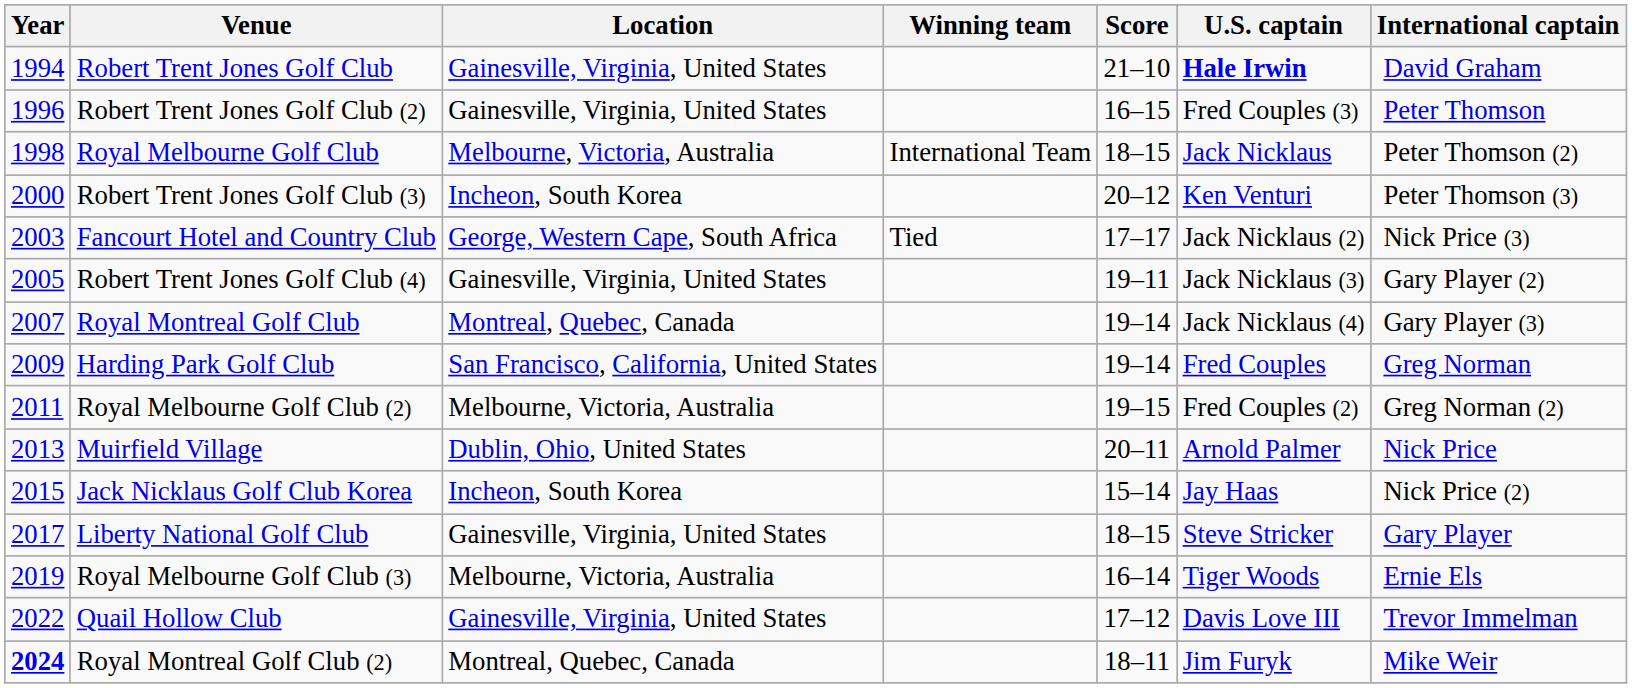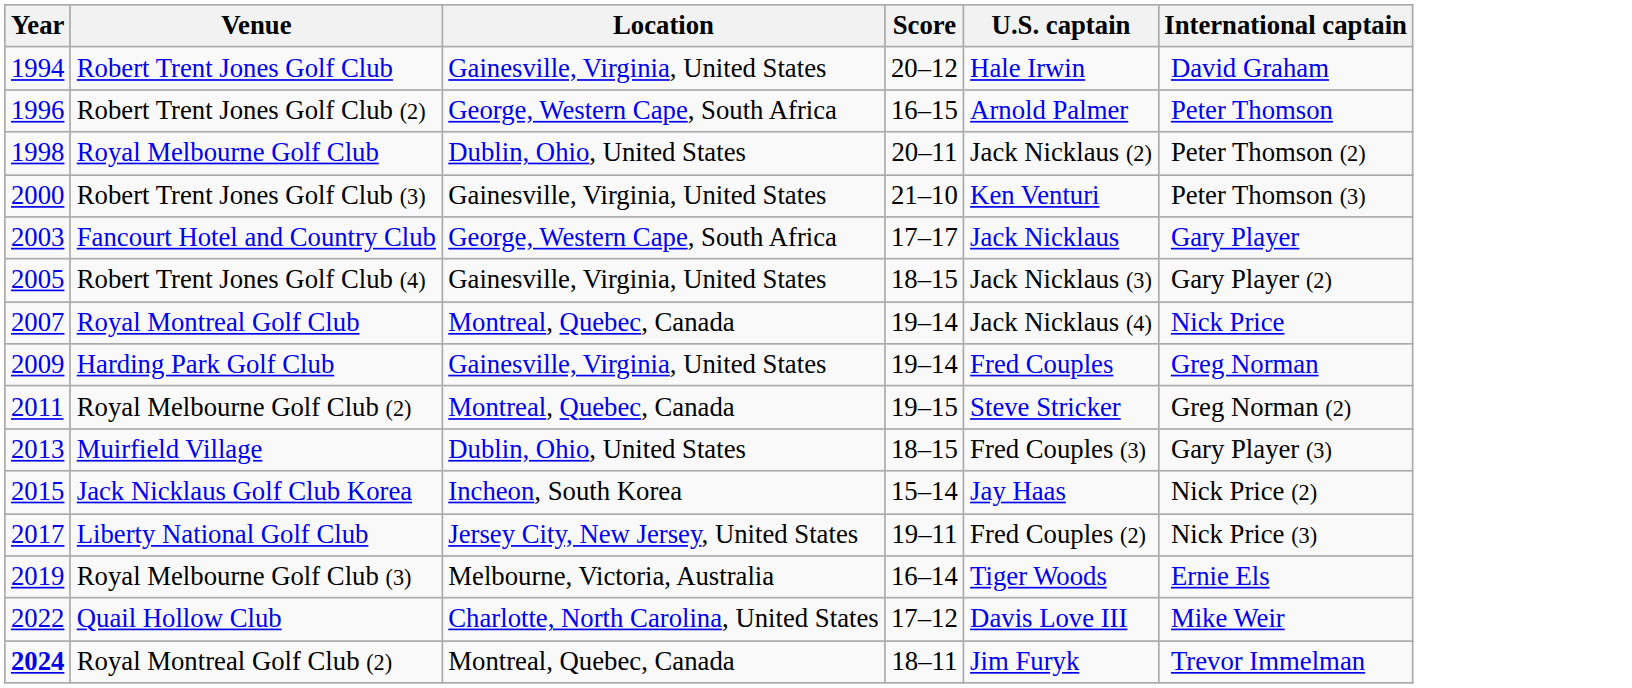- column: (990, 25)
(1137, 68) 21–10 -> (924, 68) 20–12
(1245, 68) bold -> (1028, 68) normal
(637, 110) Gainesville, Virginia, United States -> (643, 110) George, Western Cape, South Africa
(1271, 110) Fred Couples (3) -> (1049, 110) Arnold Palmer
(611, 152) Melbourne, Victoria, Australia -> (597, 152) Dublin, Ohio, United States
(1137, 152) 18–15 -> (924, 152) 20–11
(1257, 152) Jack Nicklaus -> (1061, 152) Jack Nicklaus (2)
(565, 195) Incheon, South Korea -> (637, 195) Gainesville, Virginia, United States
(1137, 195) 20–12 -> (924, 195) 21–10
(1274, 237) Jack Nicklaus (2) -> (1045, 237) Jack Nicklaus
(1453, 237) Nick Price (3) -> (1232, 237) Gary Player
(1137, 279) 19–11 -> (924, 279) 18–15
(1461, 322) Gary Player (3) -> (1224, 322) Nick Price
(663, 364) San Francisco, California, United States -> (637, 364) Gainesville, Virginia, United States
(611, 407) Melbourne, Victoria, Australia -> (591, 407) Montreal, Quebec, Canada
(1271, 407) Fred Couples (2) -> (1045, 407) Steve Stricker
(1137, 449) 20–11 -> (924, 449) 18–15
(1262, 449) Arnold Palmer -> (1058, 449) Fred Couples (3)
(1437, 449) Nick Price -> (1248, 449) Gary Player (3)
(637, 534) Gainesville, Virginia, United States -> (653, 534) Jersey City, New Jersey, United States
(1137, 534) 18–15 -> (924, 534) 19–11
(1258, 534) Steve Stricker -> (1058, 534) Fred Couples (2)
(1444, 534) Gary Player -> (1241, 534) Nick Price (3)
(637, 618) Gainesville, Virginia, United States -> (663, 618) Charlotte, North Carolina, United States
(1477, 618) Trevor Immelman -> (1225, 618) Mike Weir
(1437, 661) Mike Weir -> (1265, 661) Trevor Immelman
